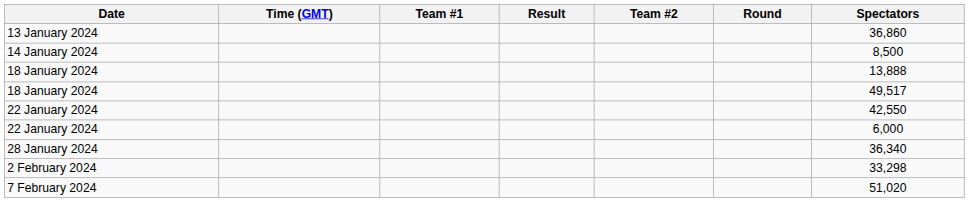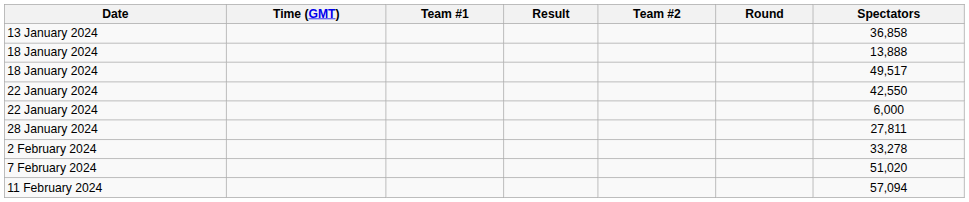(888, 33) 36,860 -> (889, 33) 36,858
- row: (52, 52)
(888, 149) 36,340 -> (889, 129) 27,811
(888, 168) 33,298 -> (889, 149) 33,278
+ row: (55, 187)
